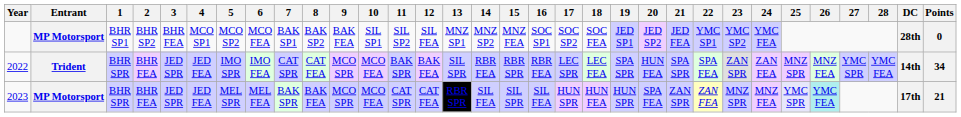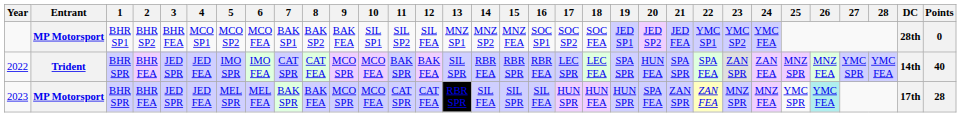(940, 66) 34 -> (940, 66) 40
(796, 96) lavender background -> (796, 96) no background
(940, 96) 21 -> (940, 96) 28
